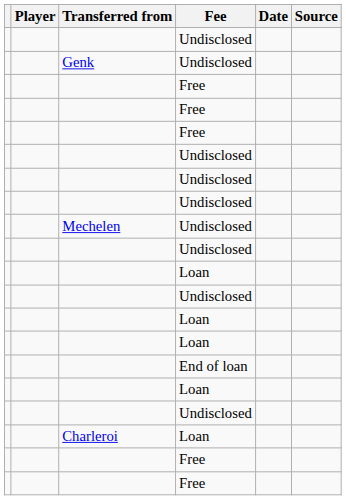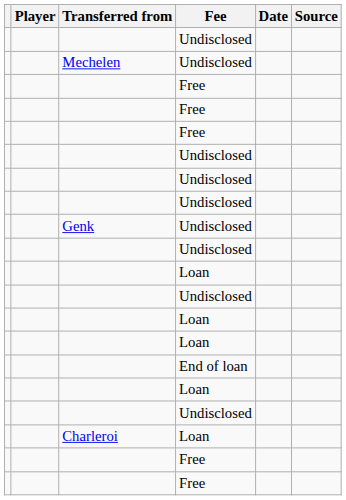rows swapped: (91, 226) <-> (78, 62)
